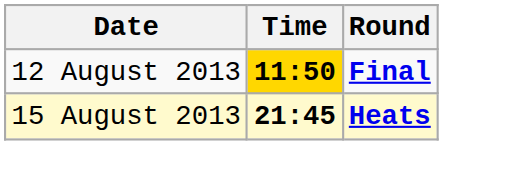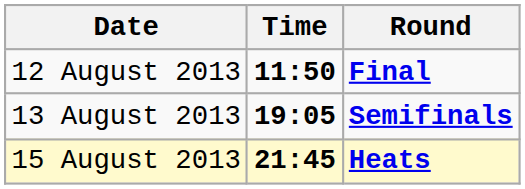(295, 72) gold background -> (295, 72) no background
+ row: (126, 116)
